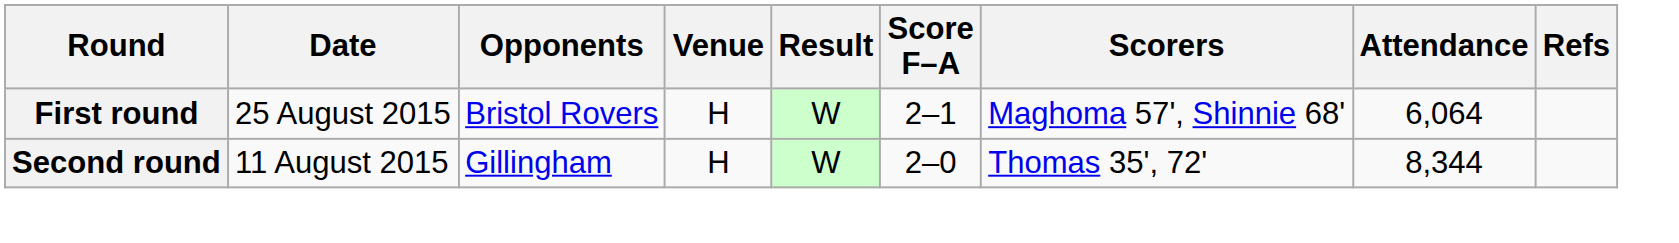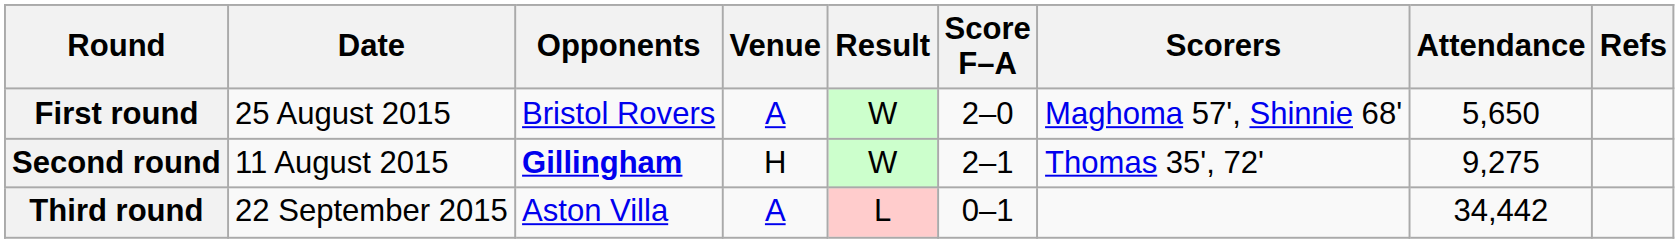(718, 113) H -> (775, 113) A
(931, 113) 2–1 -> (988, 113) 2–0
(1444, 113) 6,064 -> (1501, 113) 5,650
(539, 162) normal -> (602, 162) bold
(931, 162) 2–0 -> (988, 162) 2–1
(1444, 162) 8,344 -> (1501, 162) 9,275
+ row: (116, 211)
